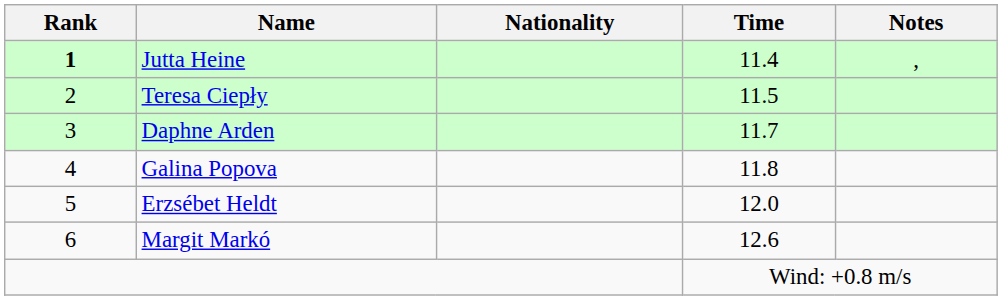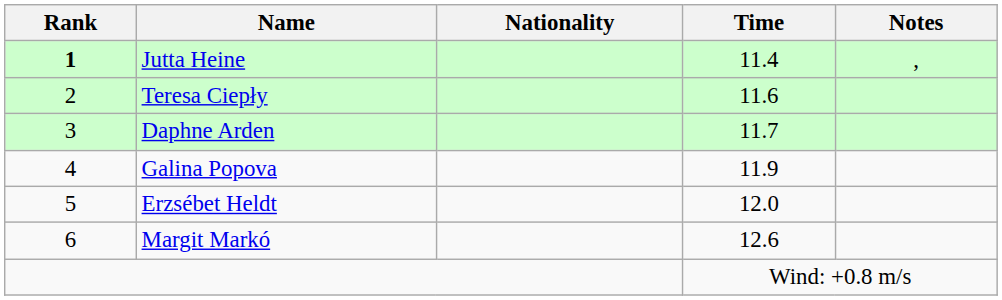(759, 95) 11.5 -> (759, 95) 11.6
(759, 167) 11.8 -> (759, 167) 11.9
